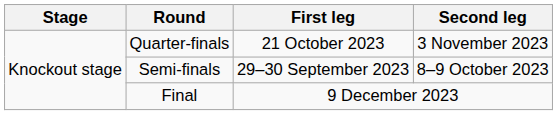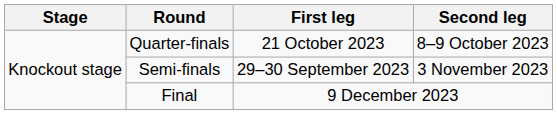(483, 43) 3 November 2023 -> (483, 43) 8–9 October 2023
(483, 69) 8–9 October 2023 -> (483, 69) 3 November 2023
